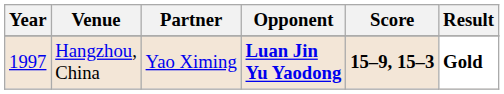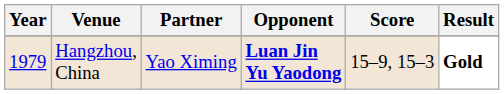(28, 62) 1997 -> (28, 62) 1979
(392, 62) bold -> (392, 62) normal
